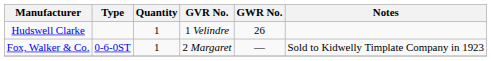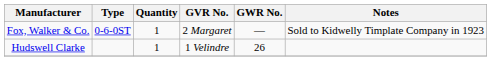rows swapped: (48, 30) <-> (48, 47)
